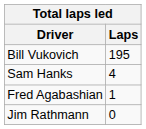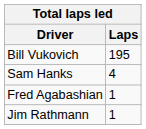(112, 114) 0 -> (112, 114) 1
